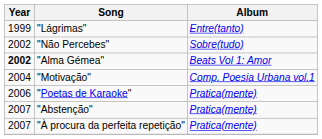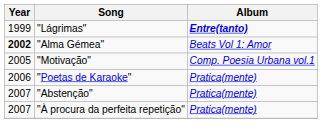(217, 28) normal -> (219, 28) bold
- row: (73, 45)
(19, 77) 2004 -> (19, 61) 2005
